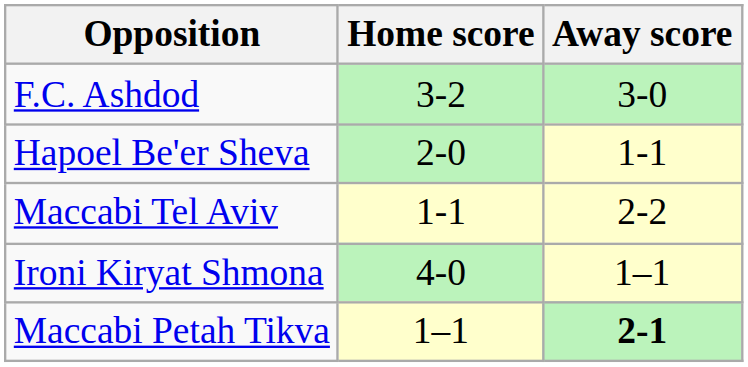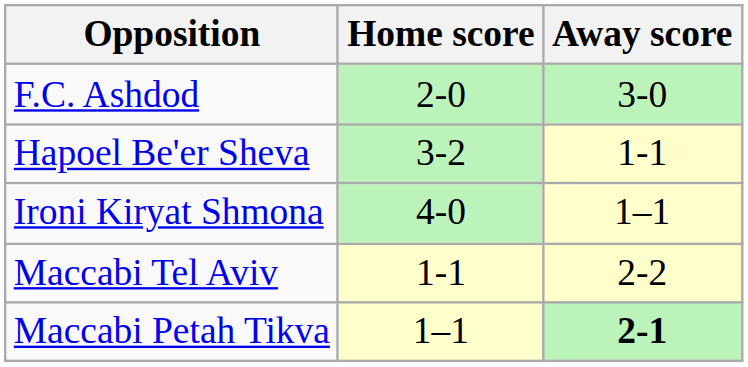(441, 93) 3-2 -> (441, 93) 2-0
(441, 152) 2-0 -> (441, 152) 3-2
rows swapped: (169, 271) <-> (146, 212)
